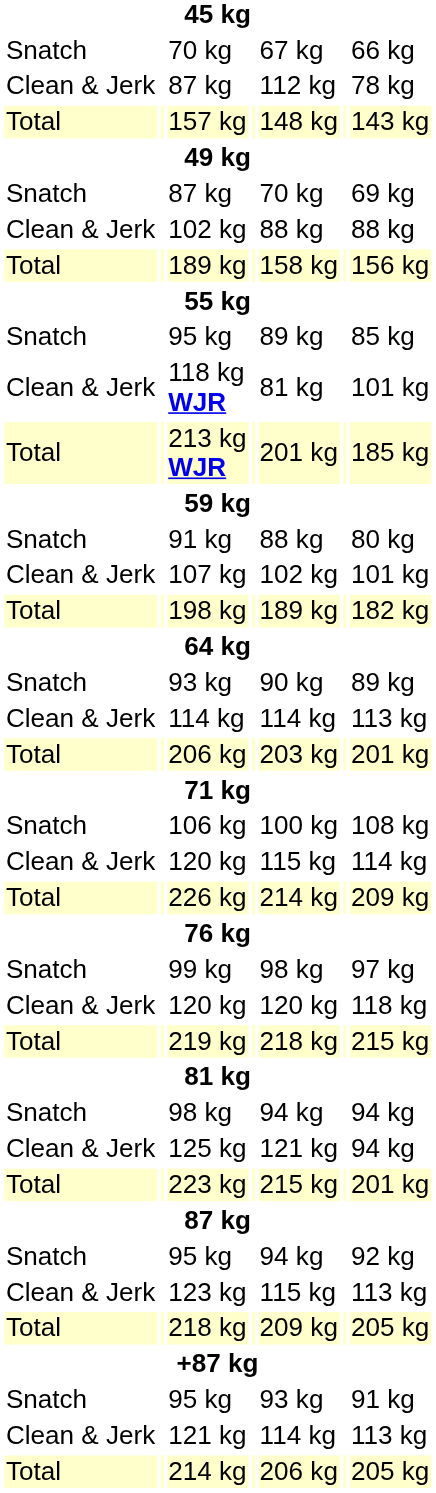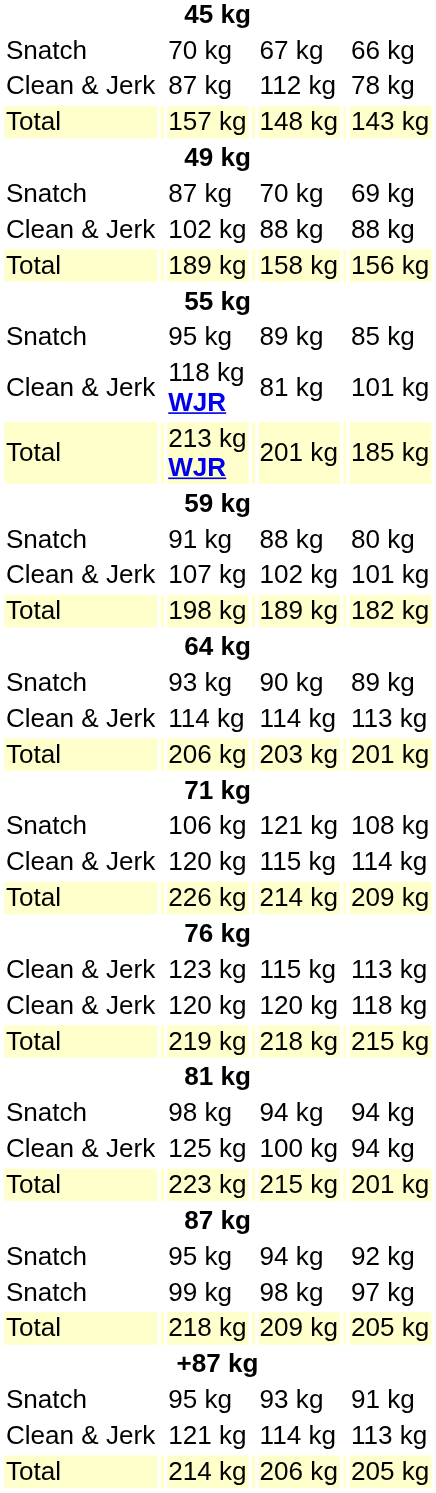(299, 825) 100 kg -> (299, 825) 121 kg
rows swapped: (46, 969) <-> (81, 1292)
(299, 1148) 121 kg -> (299, 1148) 100 kg
